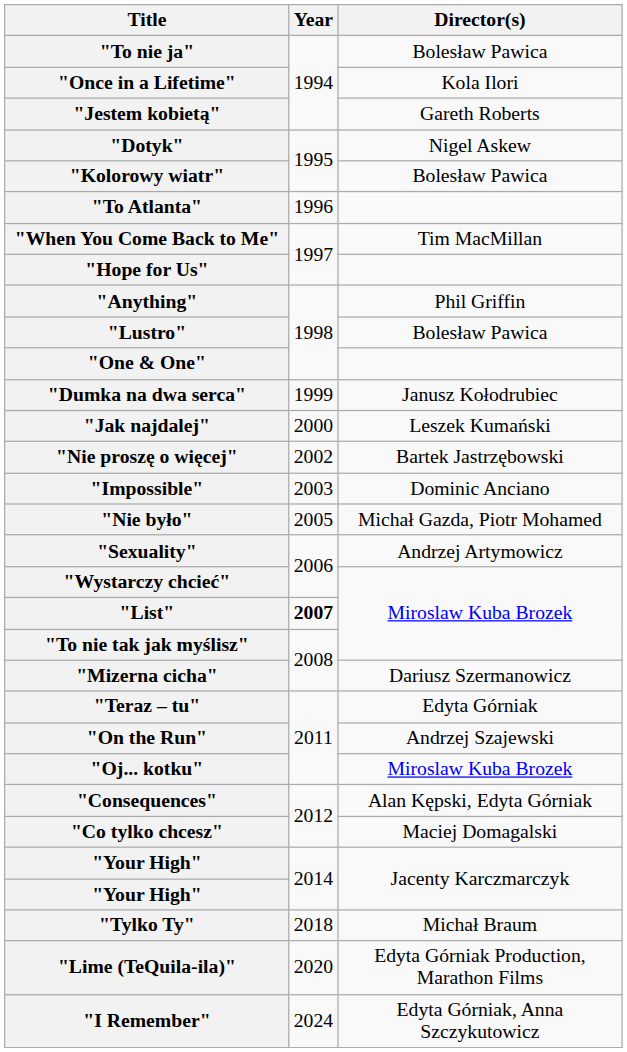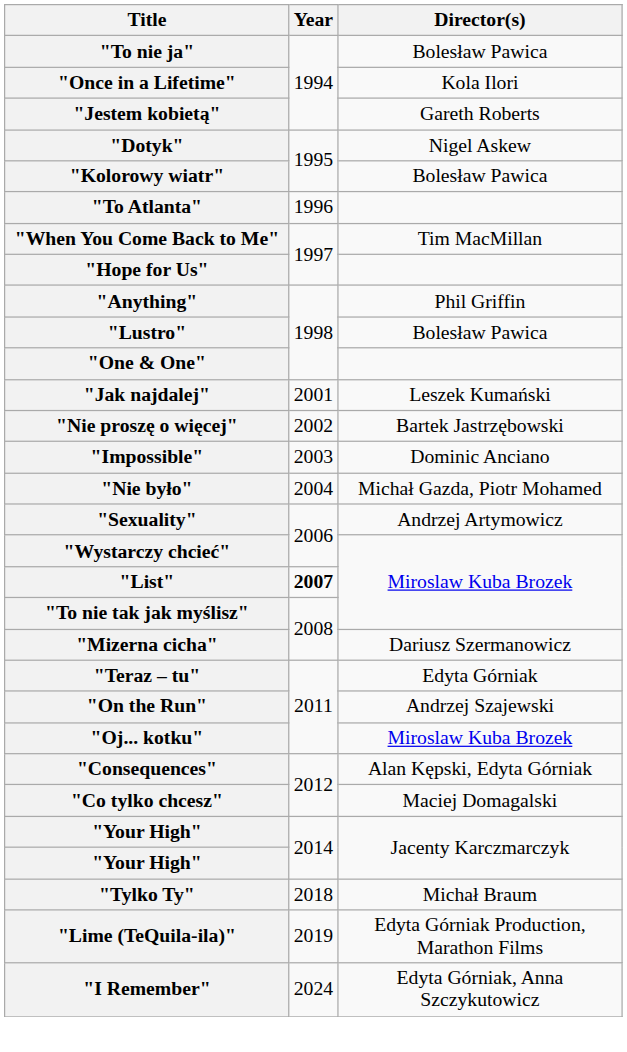- row: (147, 394)
(313, 425) 2000 -> (313, 394) 2001
(313, 519) 2005 -> (313, 488) 2004
(313, 967) 2020 -> (313, 936) 2019
